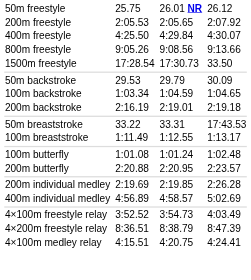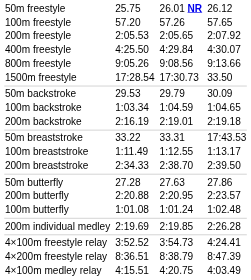+ row: (38, 22)
+ row: (47, 166)
+ row: (34, 182)
rows swapped: (37, 154) <-> (37, 168)
- row: (58, 199)
(224, 215) 4:03.49 -> (224, 243) 4:24.41
(224, 243) 4:24.41 -> (224, 270) 4:03.49
